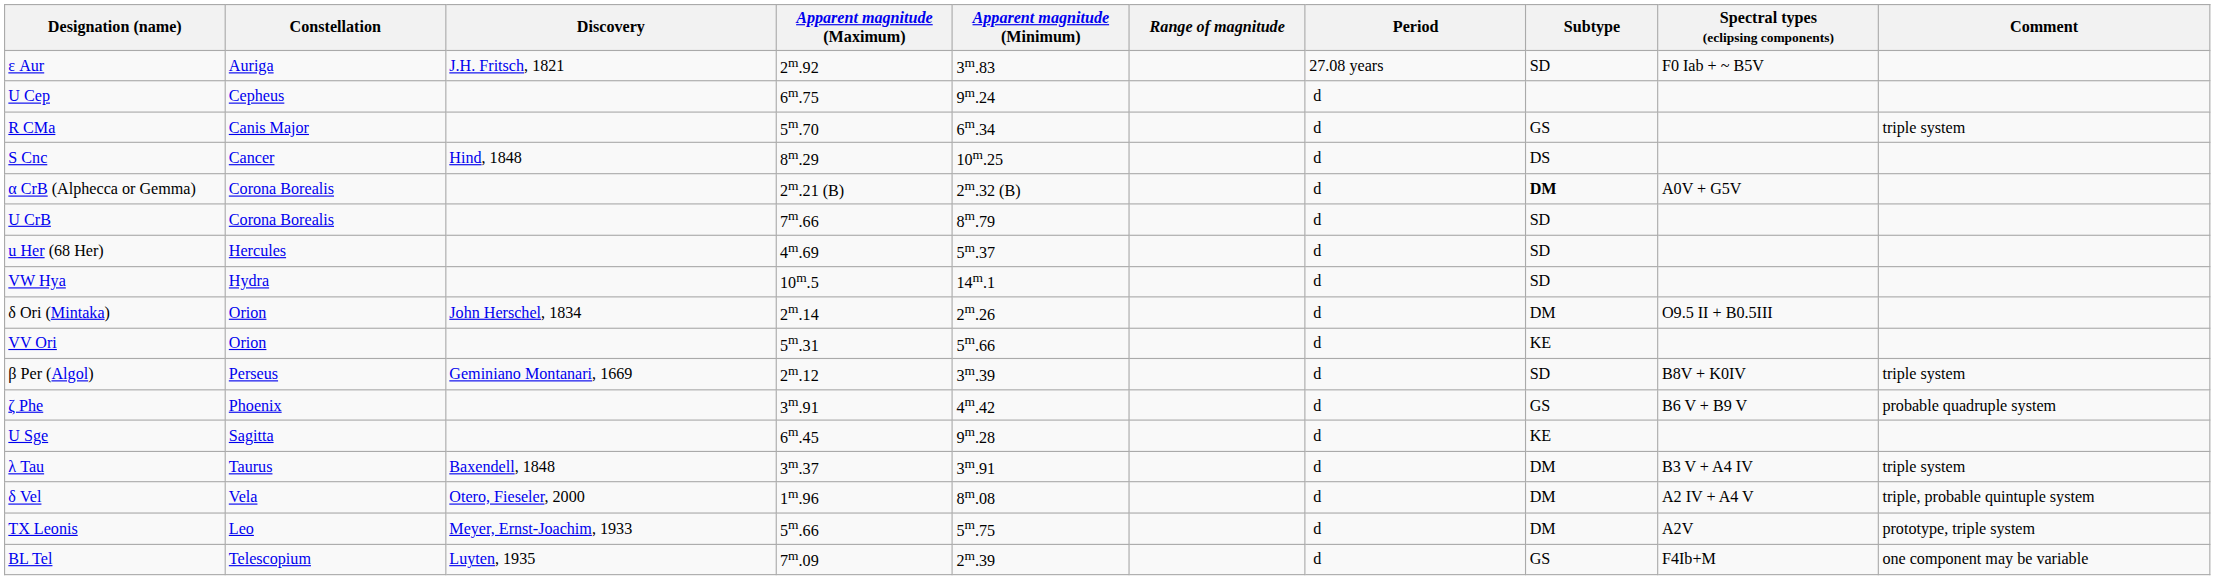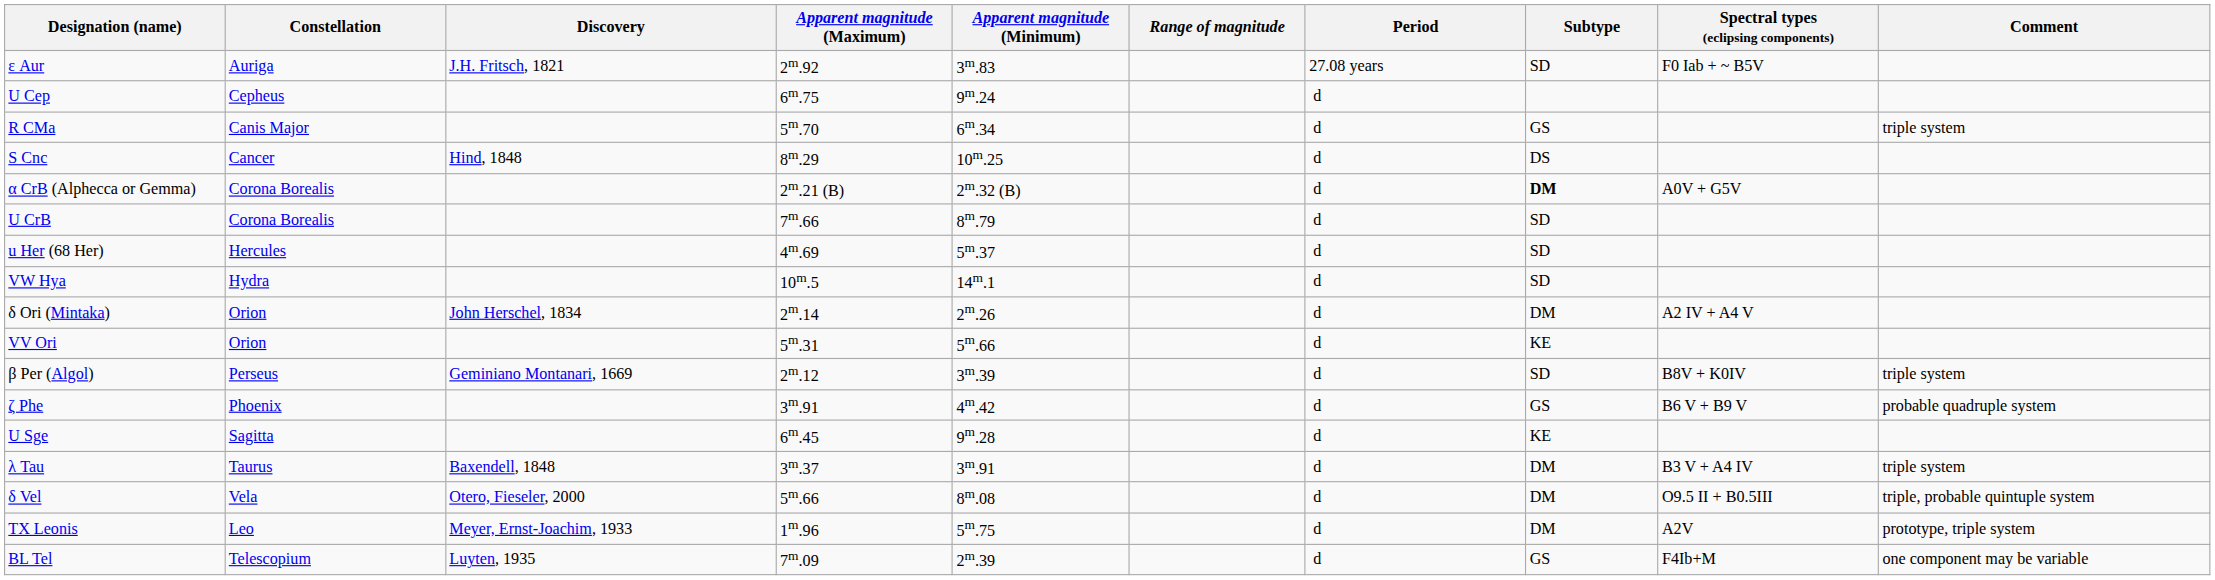(1717, 312) O9.5 II + B0.5III -> (1708, 312) A2 IV + A4 V
(799, 497) 1m.96 -> (799, 497) 5m.66
(1708, 497) A2 IV + A4 V -> (1717, 497) O9.5 II + B0.5III
(799, 528) 5m.66 -> (799, 528) 1m.96
